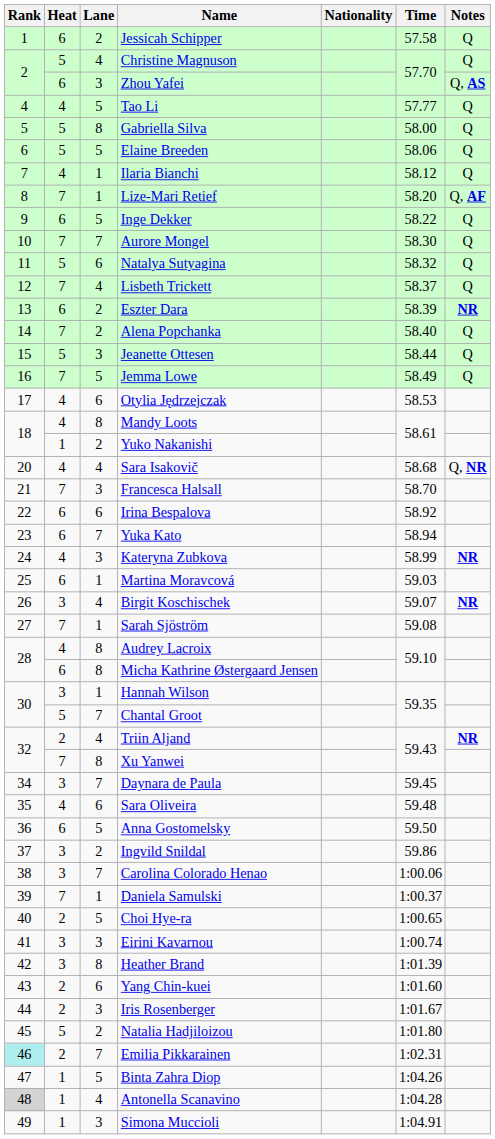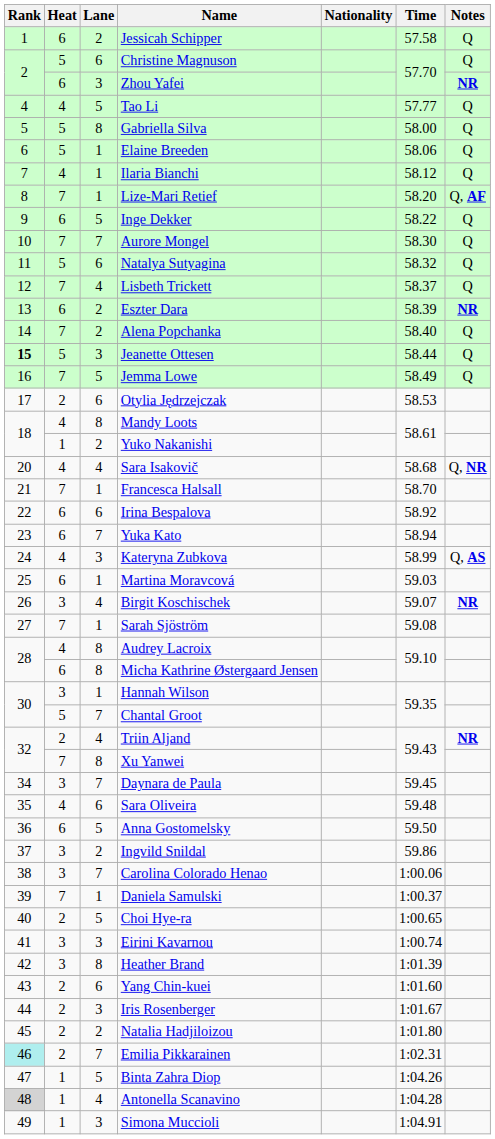(99, 60) 4 -> (99, 60) 6
(468, 83) Q, AS -> (468, 83) NR
(99, 151) 5 -> (99, 151) 1
(24, 354) normal -> (24, 354) bold
(62, 399) 4 -> (62, 399) 2
(99, 490) 3 -> (99, 490) 1
(468, 557) NR -> (468, 557) Q, AS
(62, 1032) 5 -> (62, 1032) 2
